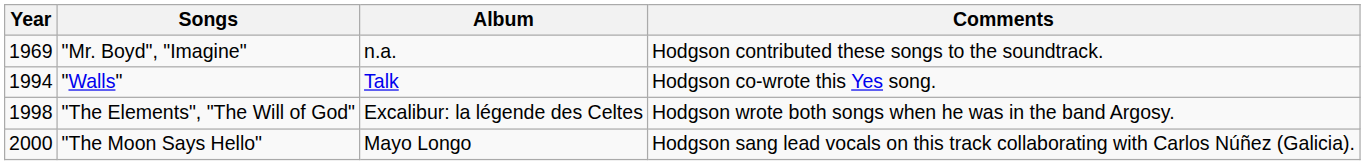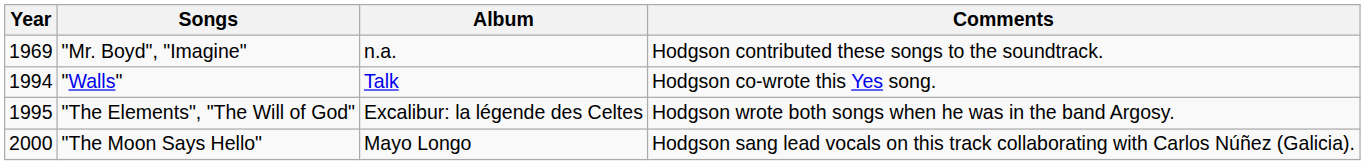(31, 112) 1998 -> (31, 112) 1995
